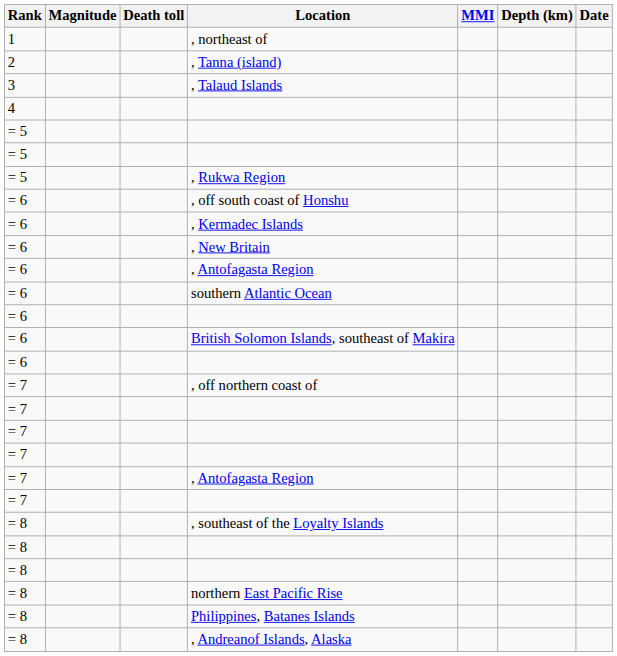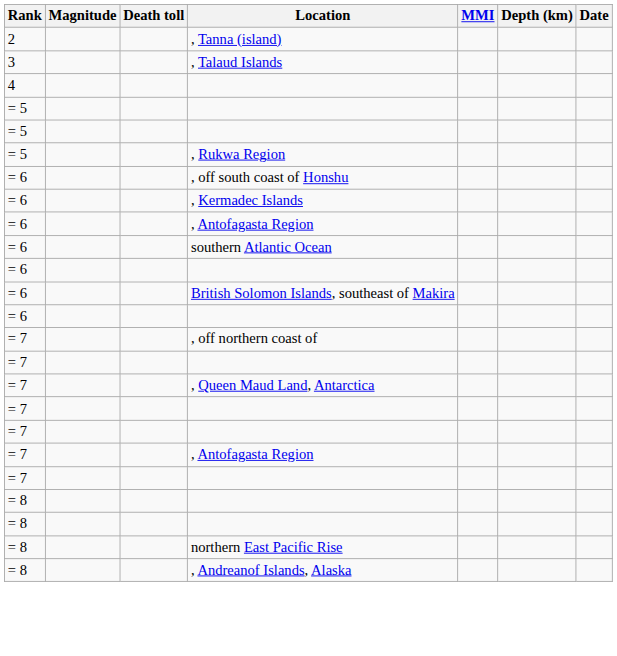- row: (11, 39)
- row: (17, 246)
+ row: (17, 385)
- row: (17, 524)
- row: (17, 616)
